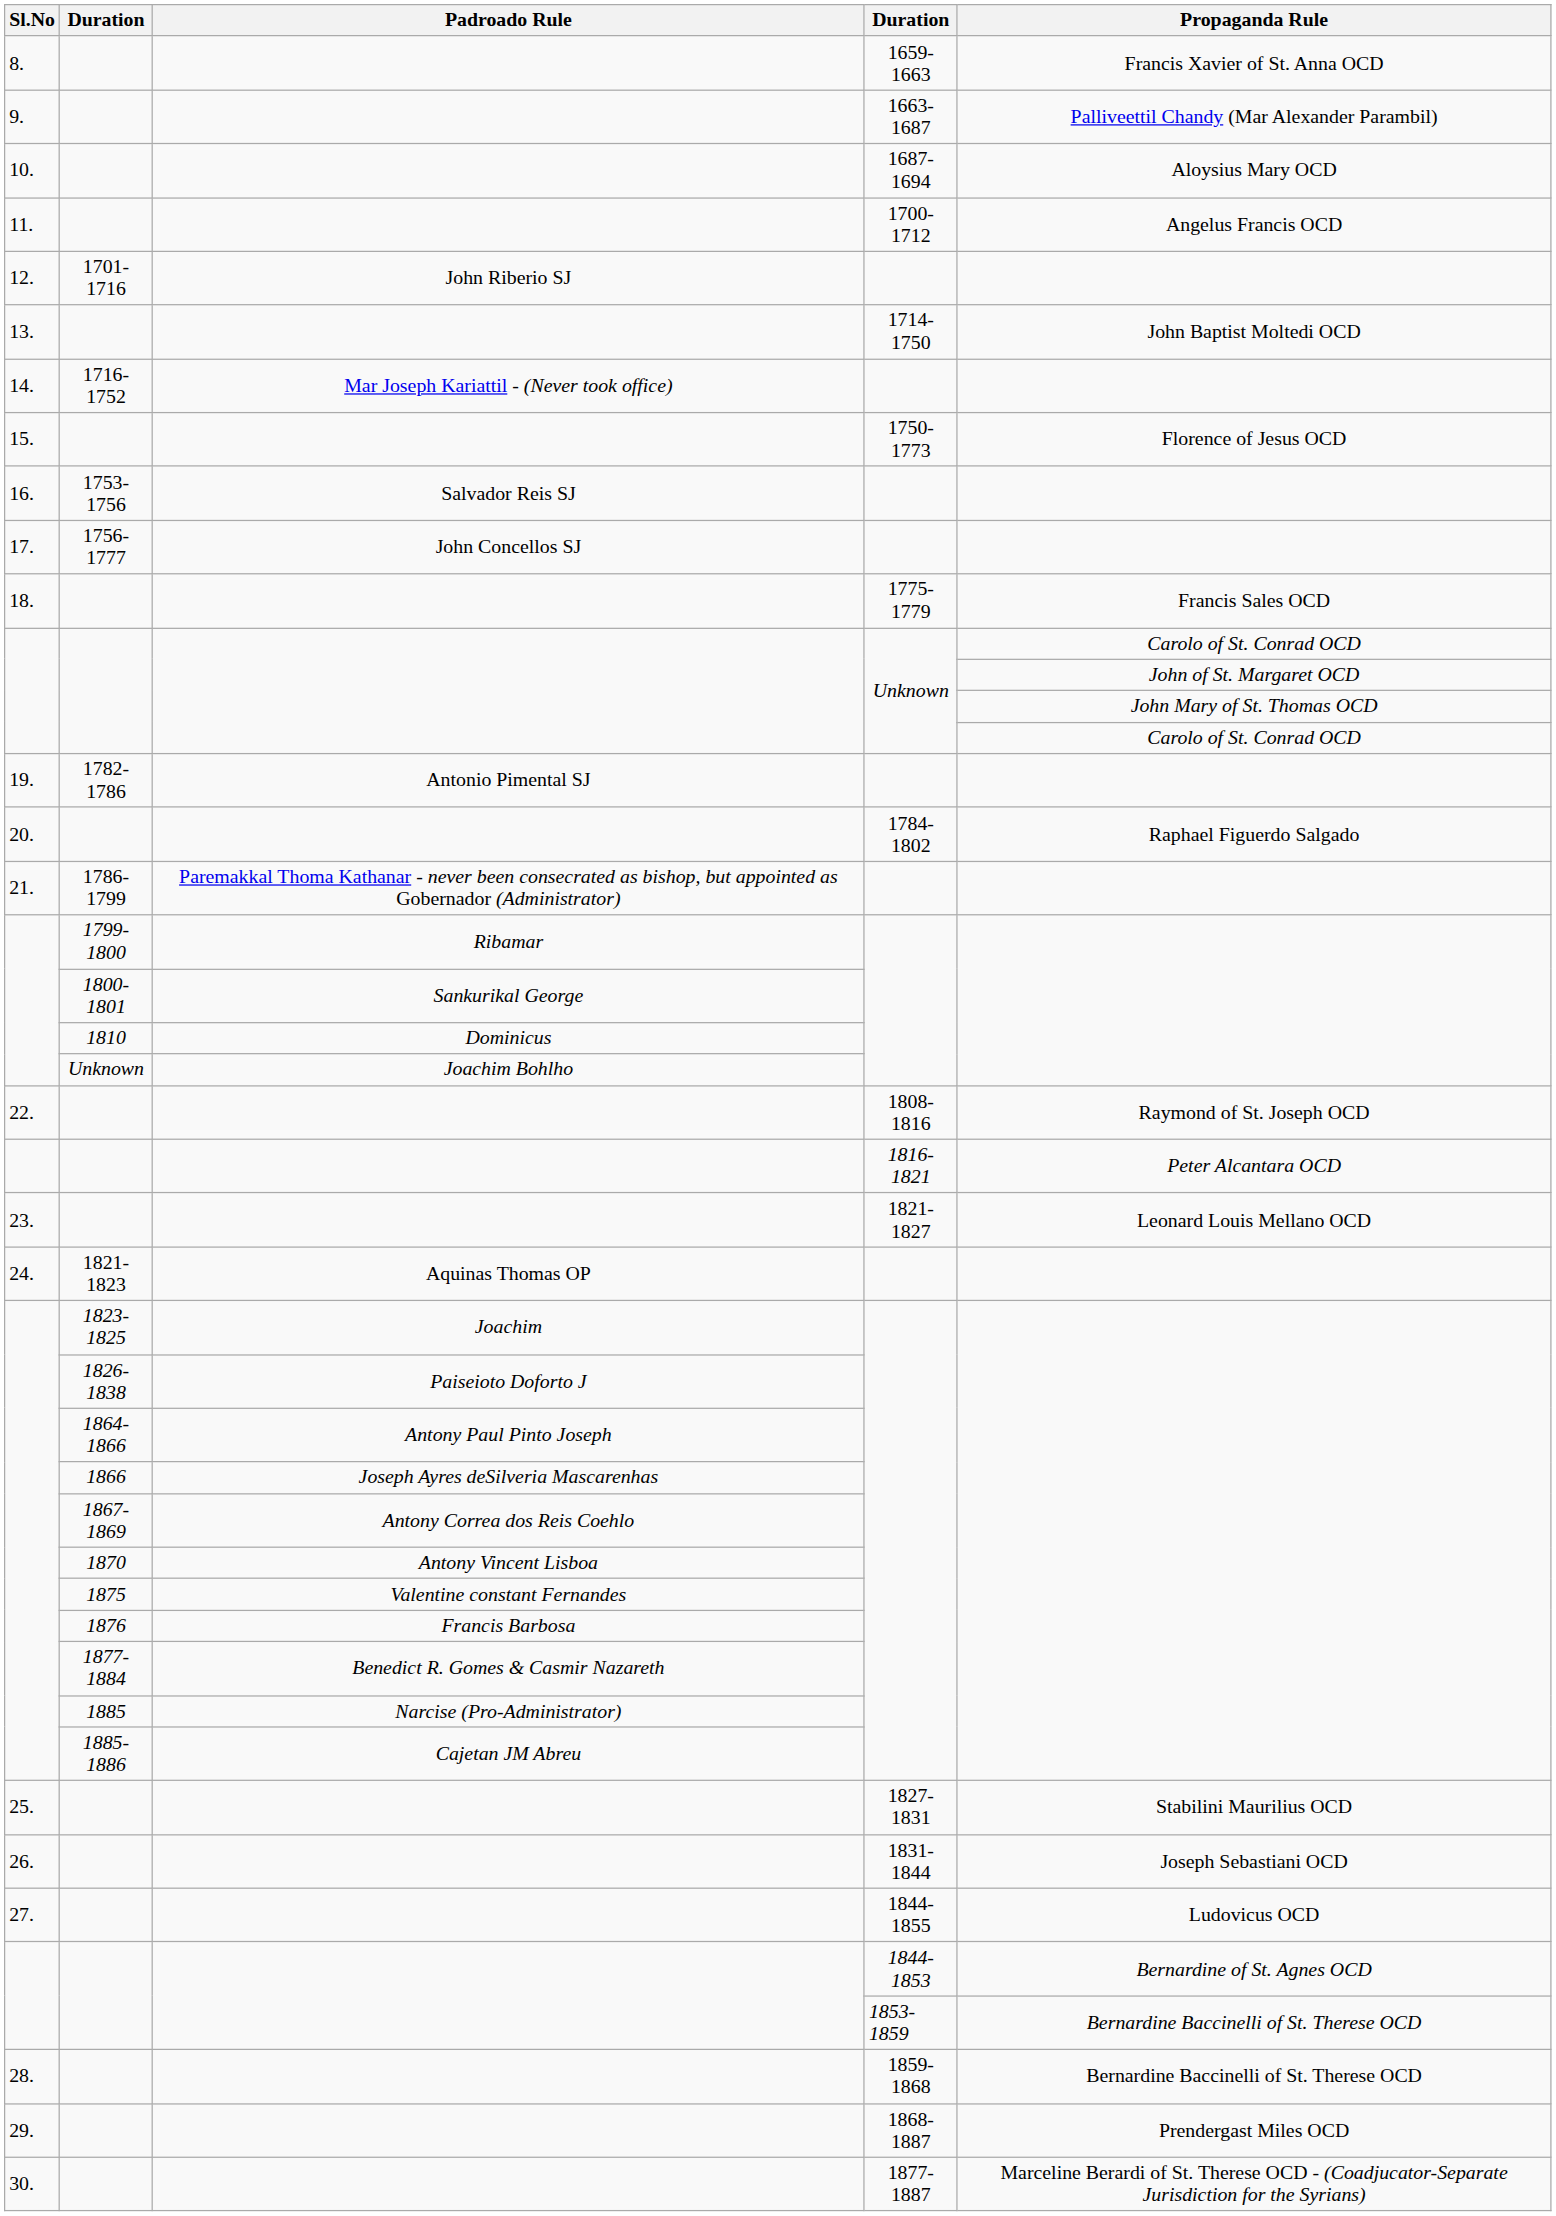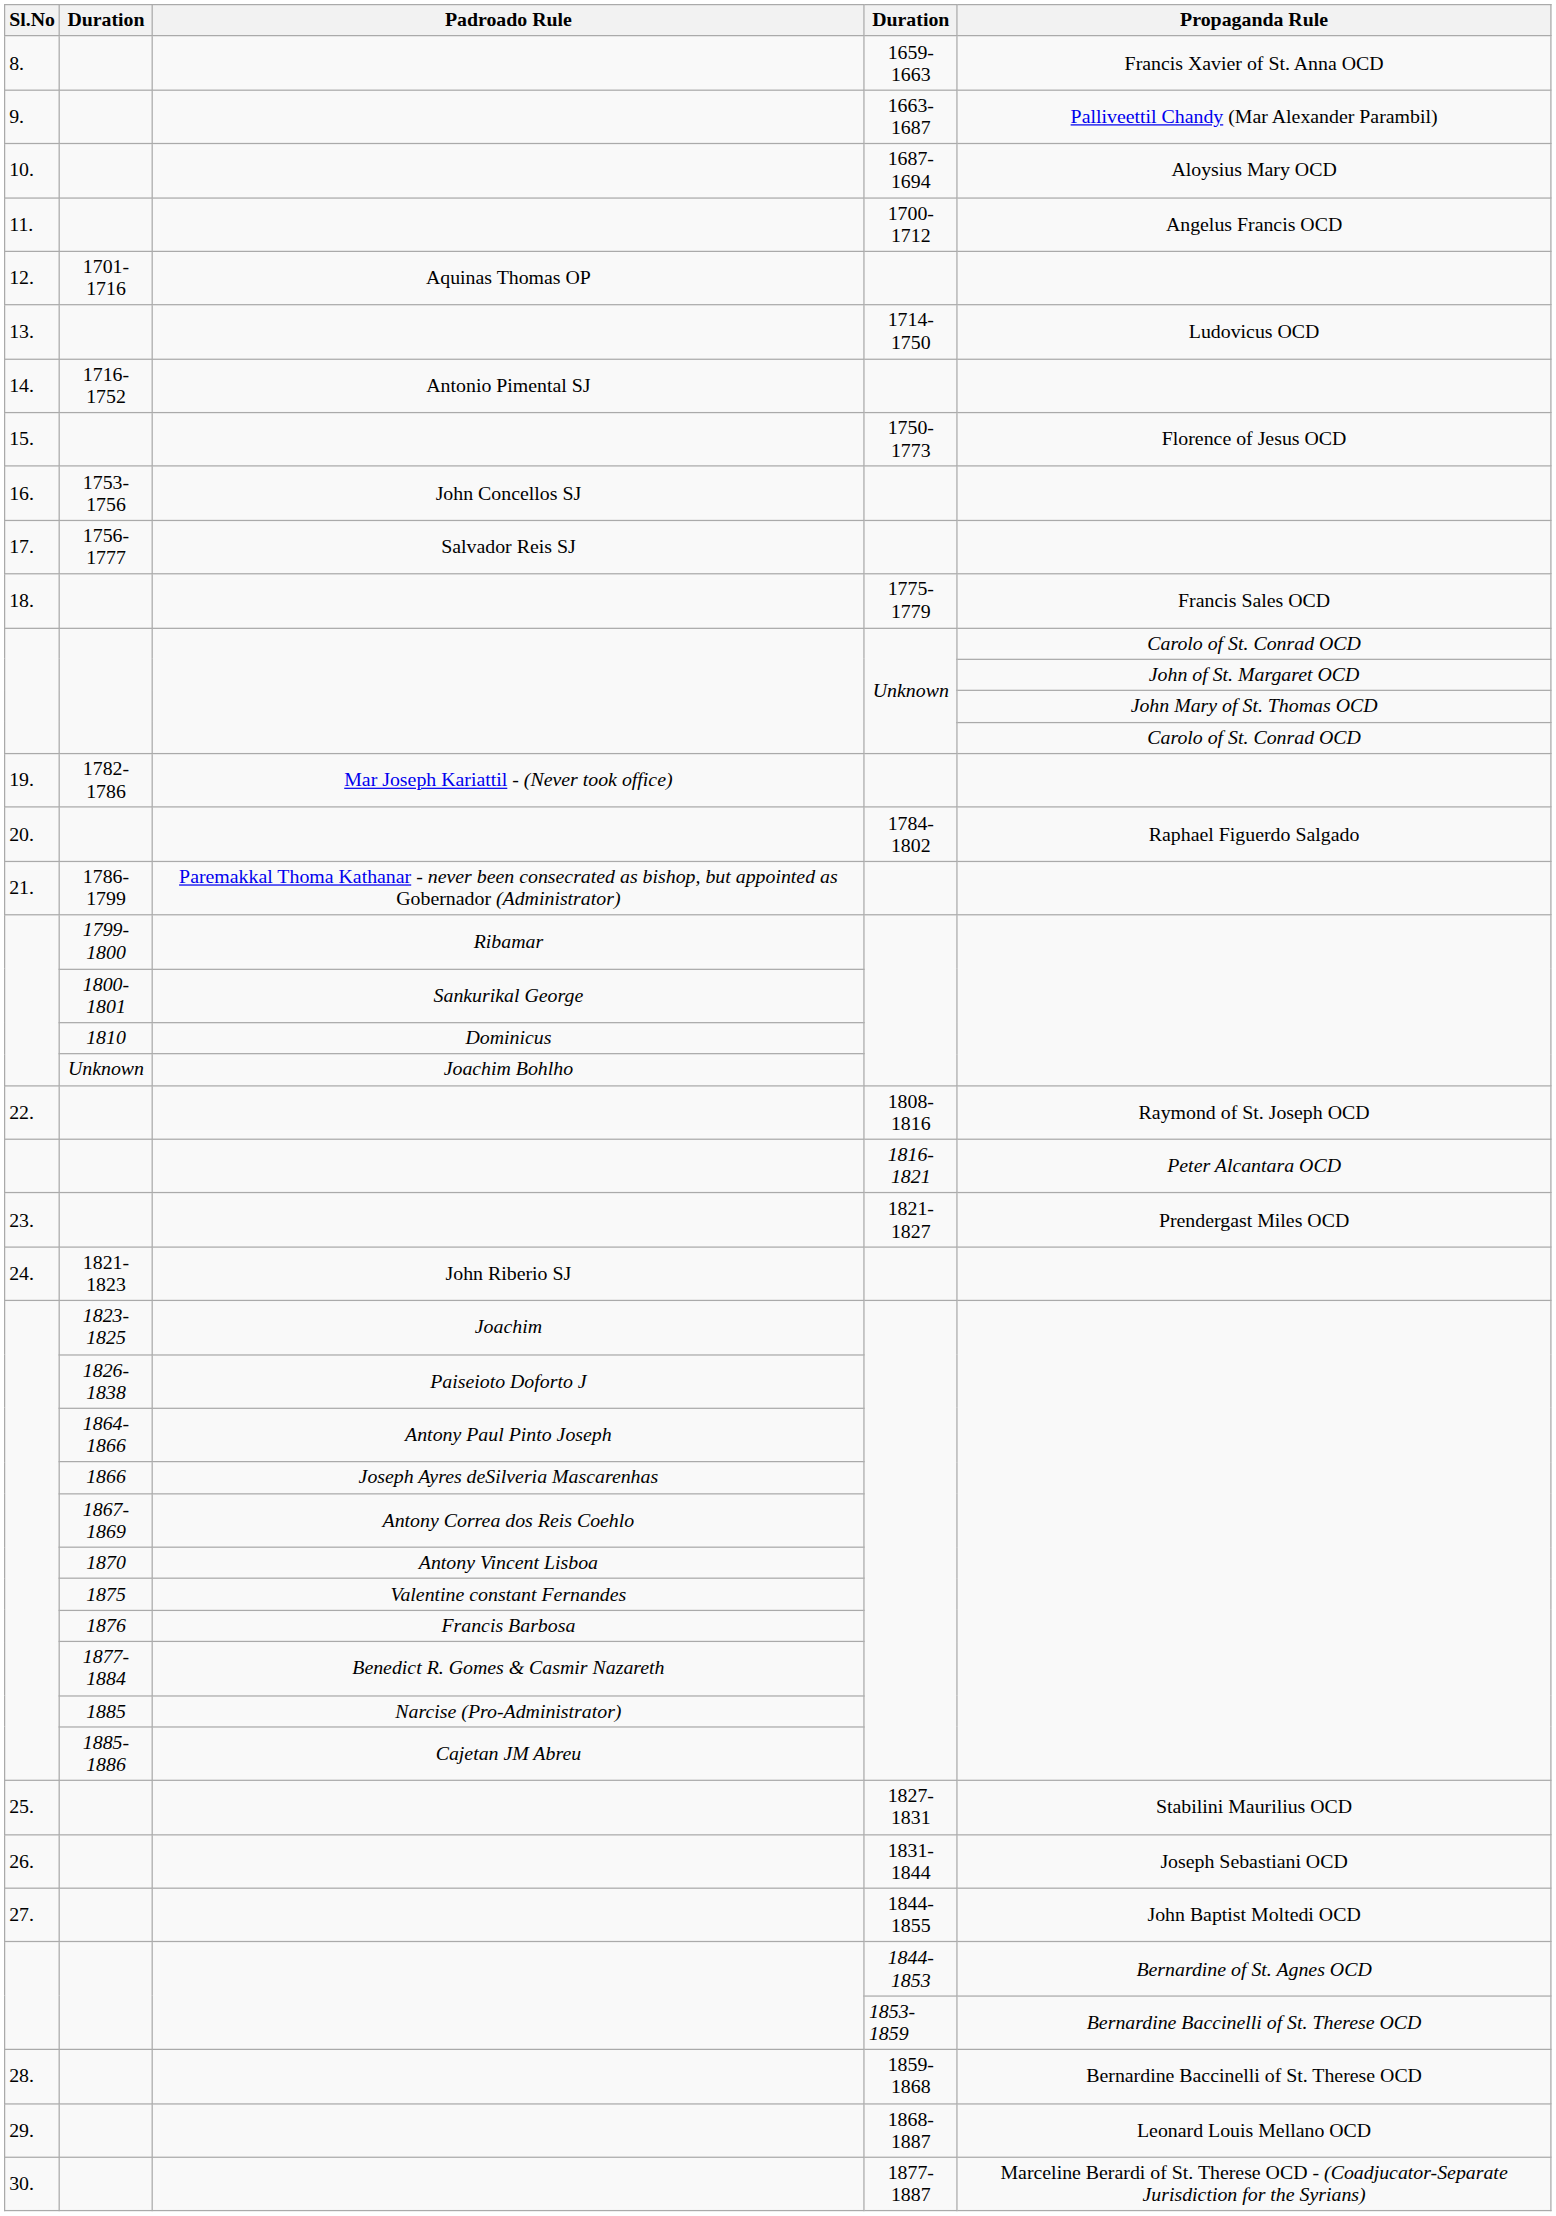(508, 277) John Riberio SJ -> (508, 277) Aquinas Thomas OP
(1254, 331) John Baptist Moltedi OCD -> (1254, 331) Ludovicus OCD
(508, 385) Mar Joseph Kariattil - (Never took office) -> (508, 385) Antonio Pimental SJ
(508, 493) Salvador Reis SJ -> (508, 493) John Concellos SJ
(508, 546) John Concellos SJ -> (508, 546) Salvador Reis SJ
(508, 780) Antonio Pimental SJ -> (508, 780) Mar Joseph Kariattil - (Never took office)
(1254, 1219) Leonard Louis Mellano OCD -> (1254, 1219) Prendergast Miles OCD
(508, 1273) Aquinas Thomas OP -> (508, 1273) John Riberio SJ
(1254, 1914) Ludovicus OCD -> (1254, 1914) John Baptist Moltedi OCD
(1254, 2130) Prendergast Miles OCD -> (1254, 2130) Leonard Louis Mellano OCD
